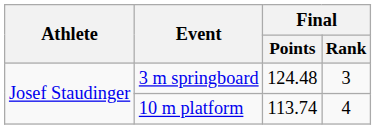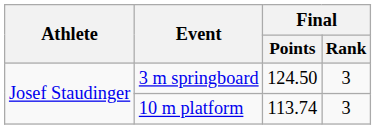(292, 78) 124.48 -> (292, 78) 124.50
(346, 108) 4 -> (346, 108) 3
